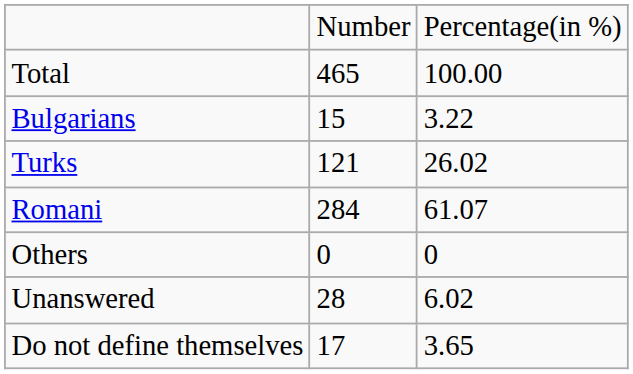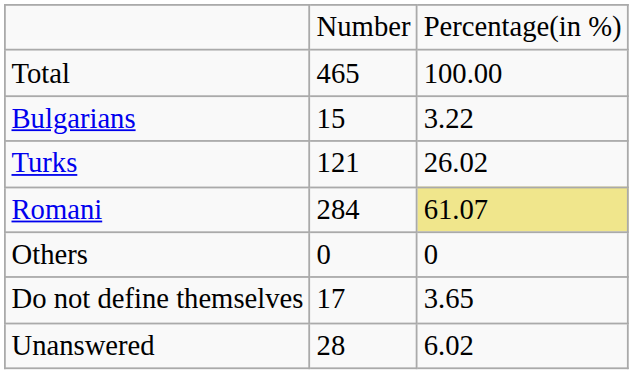(456, 208) no background -> (456, 208) khaki background
rows swapped: (157, 345) <-> (83, 299)
